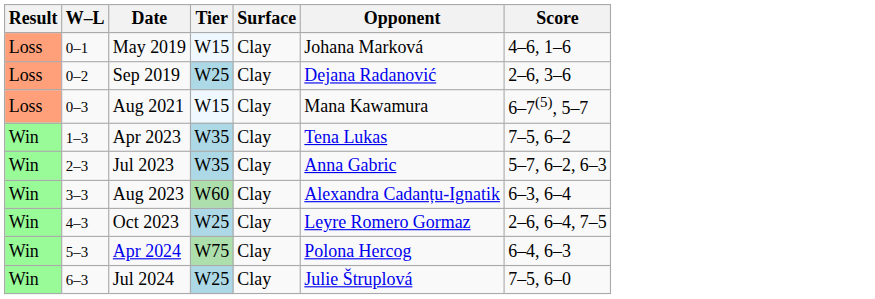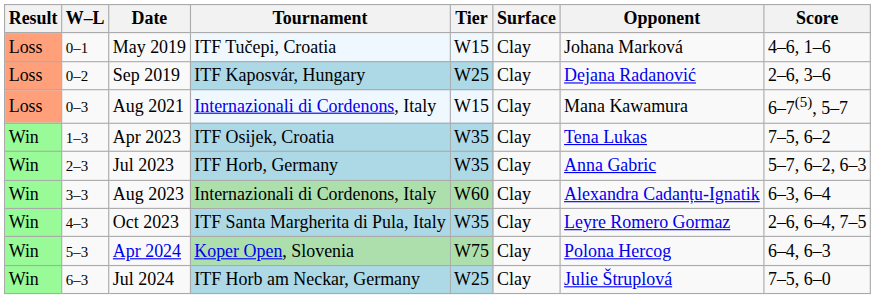+ column: (320, 18)
(212, 222) W25 -> (471, 222) W35
